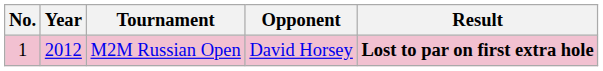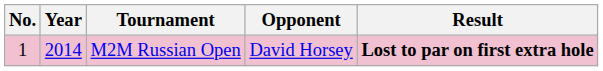(63, 50) 2012 -> (63, 50) 2014
